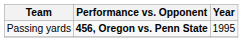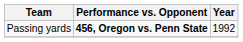(224, 28) 1995 -> (224, 28) 1992
